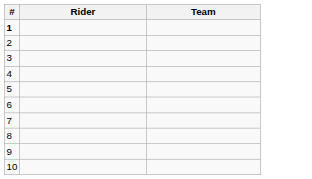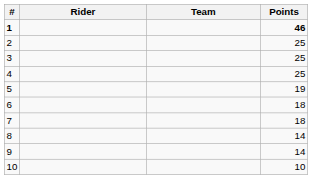+ column: (284, 12)
